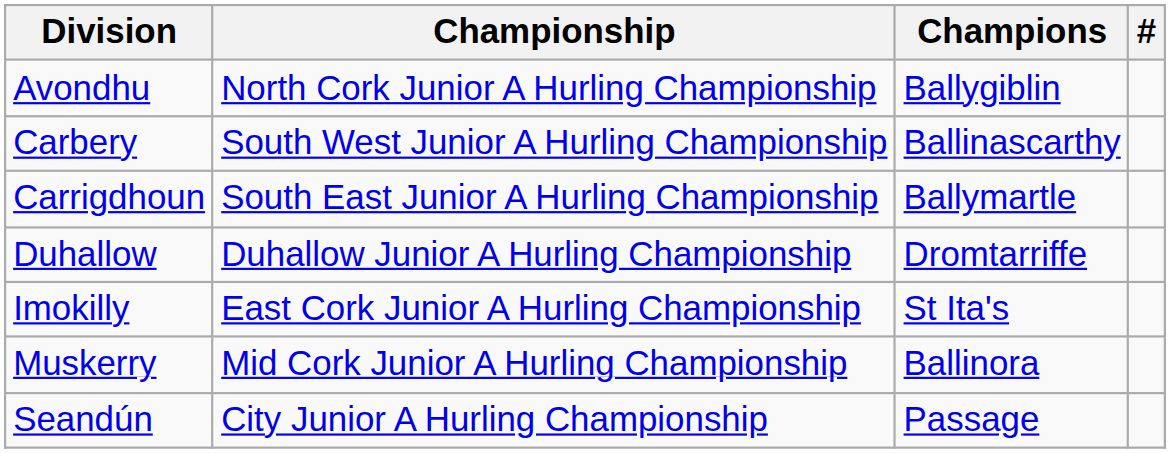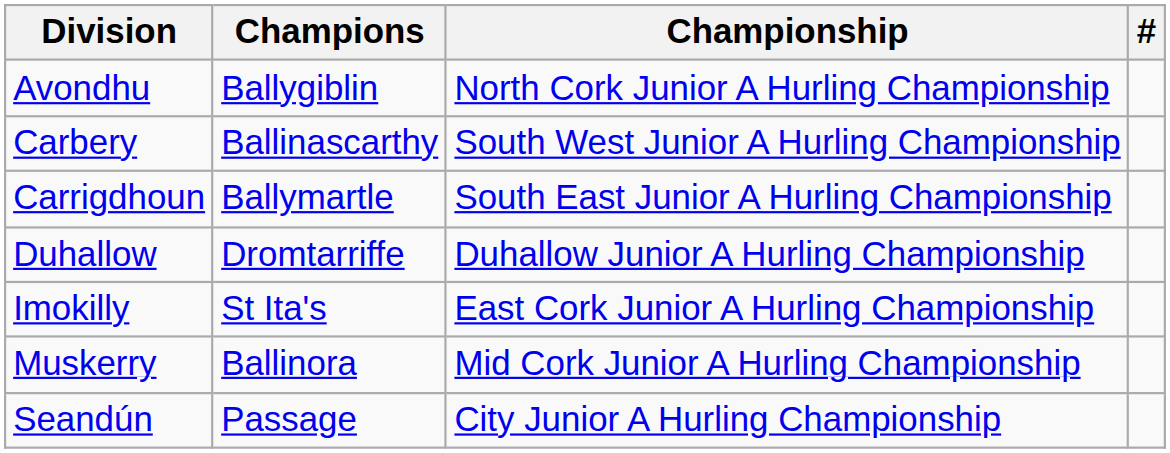columns swapped: (554, 32) <-> (1012, 32)
